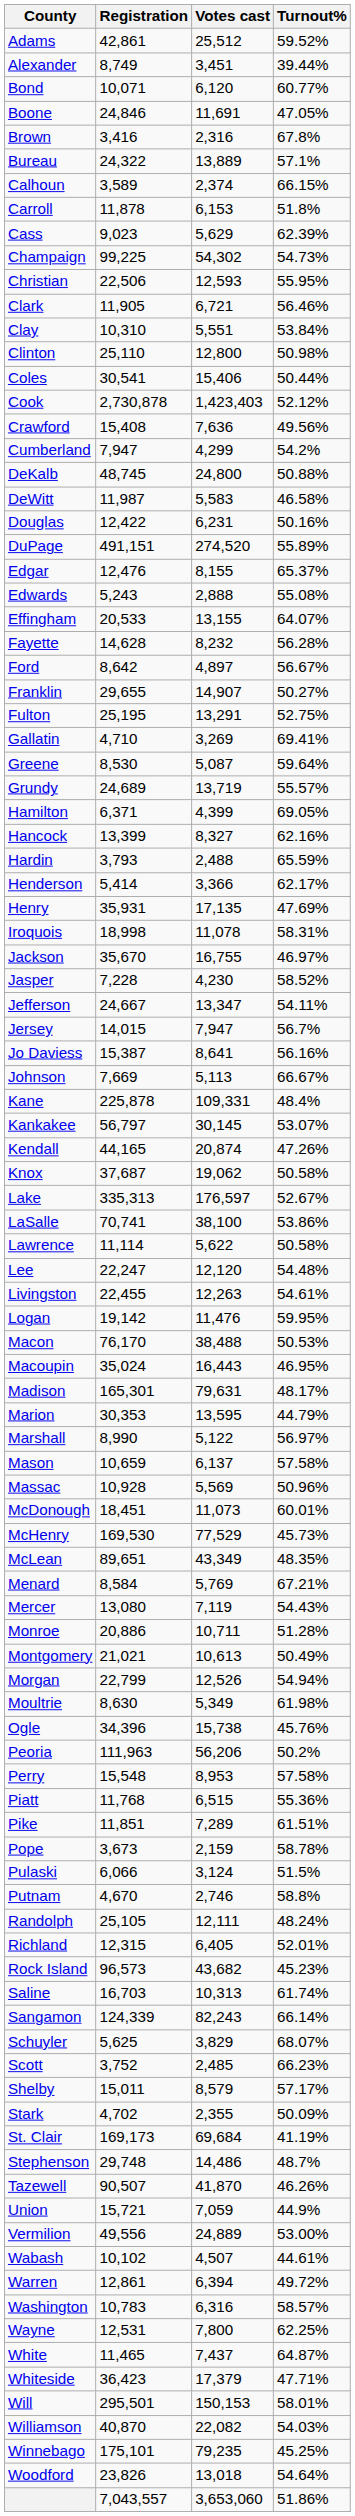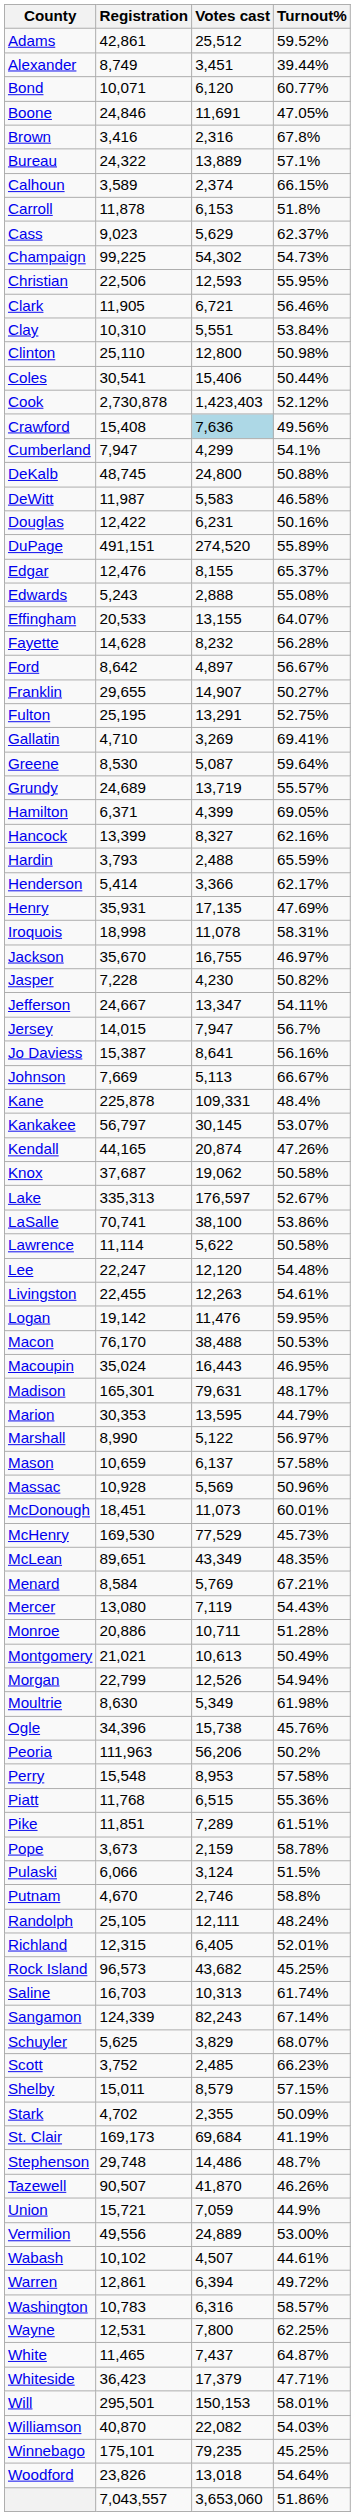(303, 233) 62.39% -> (303, 233) 62.37%
(214, 426) no background -> (214, 426) lightblue background
(299, 450) 54.2% -> (299, 450) 54.1%
(303, 980) 58.52% -> (303, 980) 50.82%
(303, 1969) 45.23% -> (303, 1969) 45.25%
(303, 2017) 66.14% -> (303, 2017) 67.14%
(303, 2089) 57.17% -> (303, 2089) 57.15%
